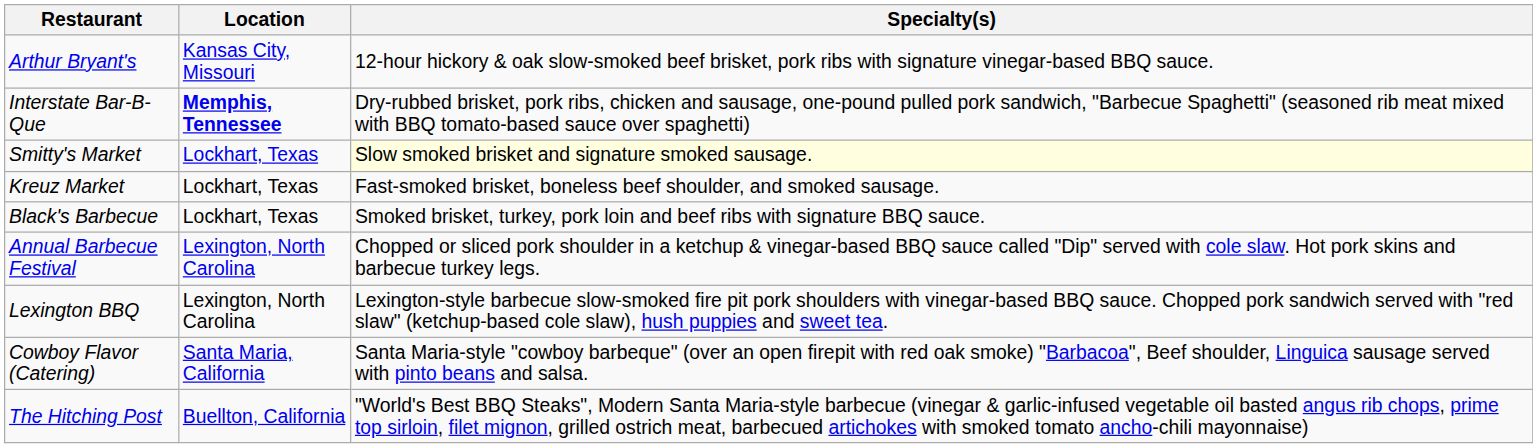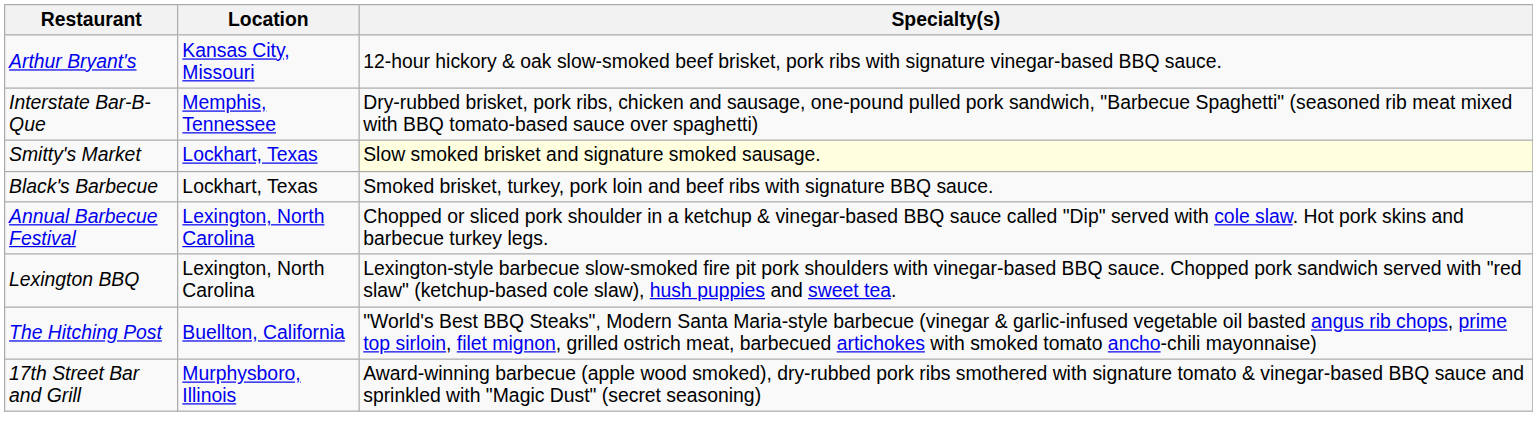(232, 113) bold -> (229, 113) normal
- row: (67, 186)
- row: (74, 363)
+ row: (74, 385)
